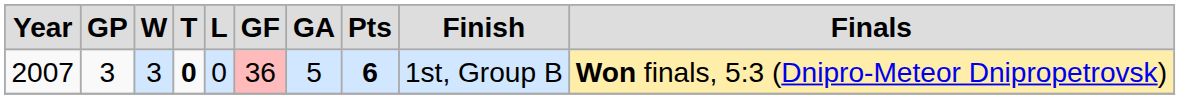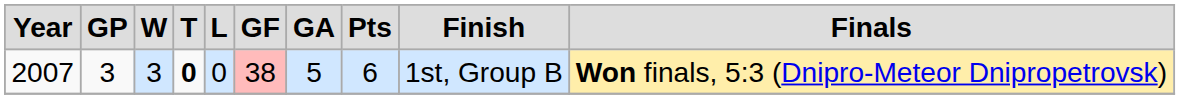(260, 72) 36 -> (260, 72) 38
(370, 72) bold -> (370, 72) normal
